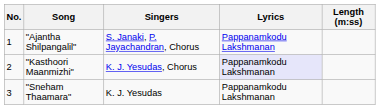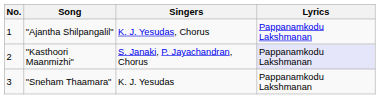- column: (348, 17)
(152, 42) S. Janaki, P. Jayachandran, Chorus -> (164, 32) K. J. Yesudas, Chorus
(151, 67) K. J. Yesudas, Chorus -> (175, 57) S. Janaki, P. Jayachandran, Chorus
